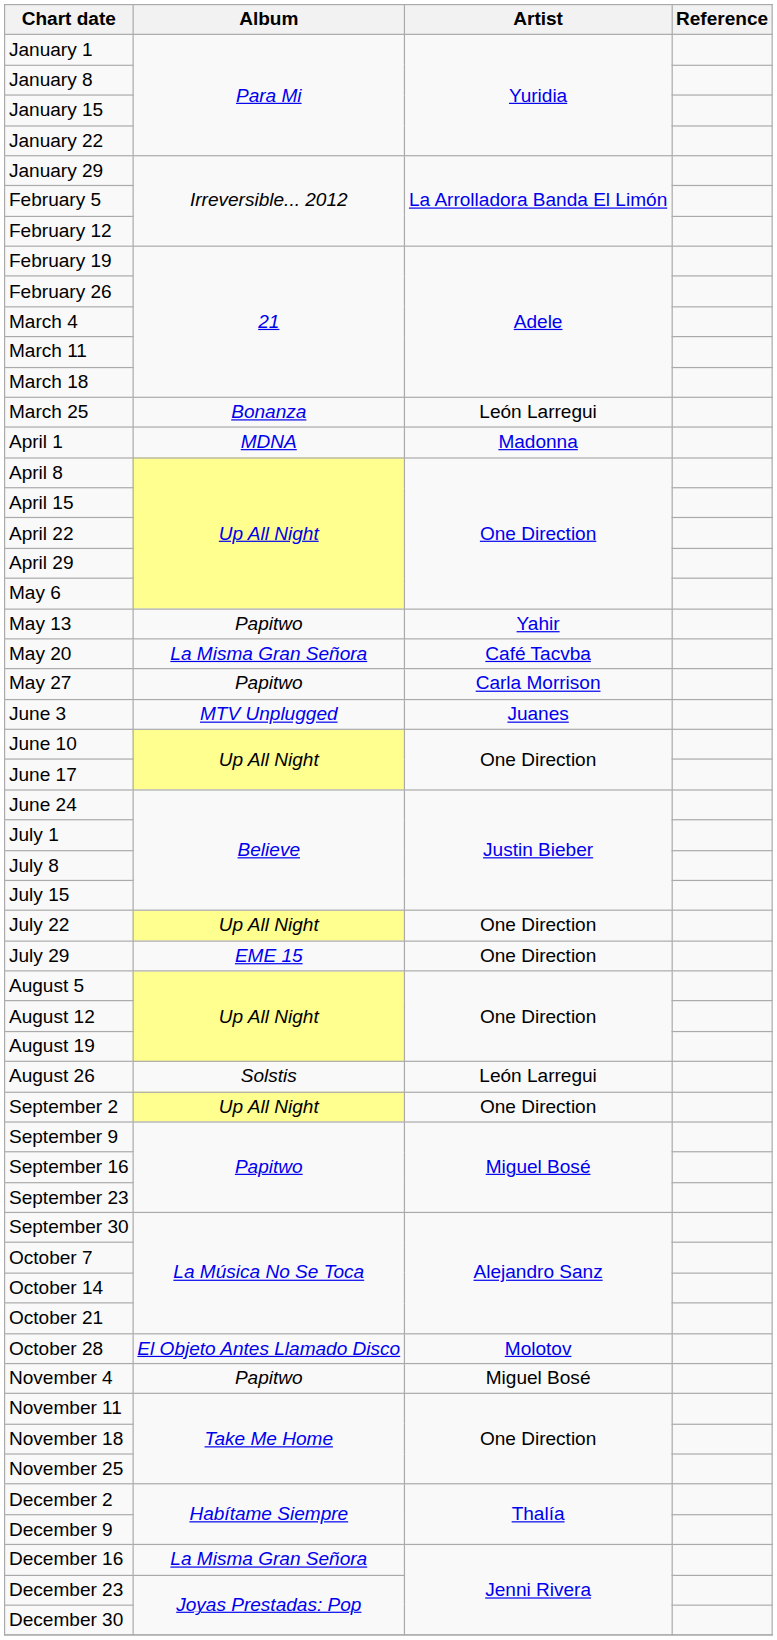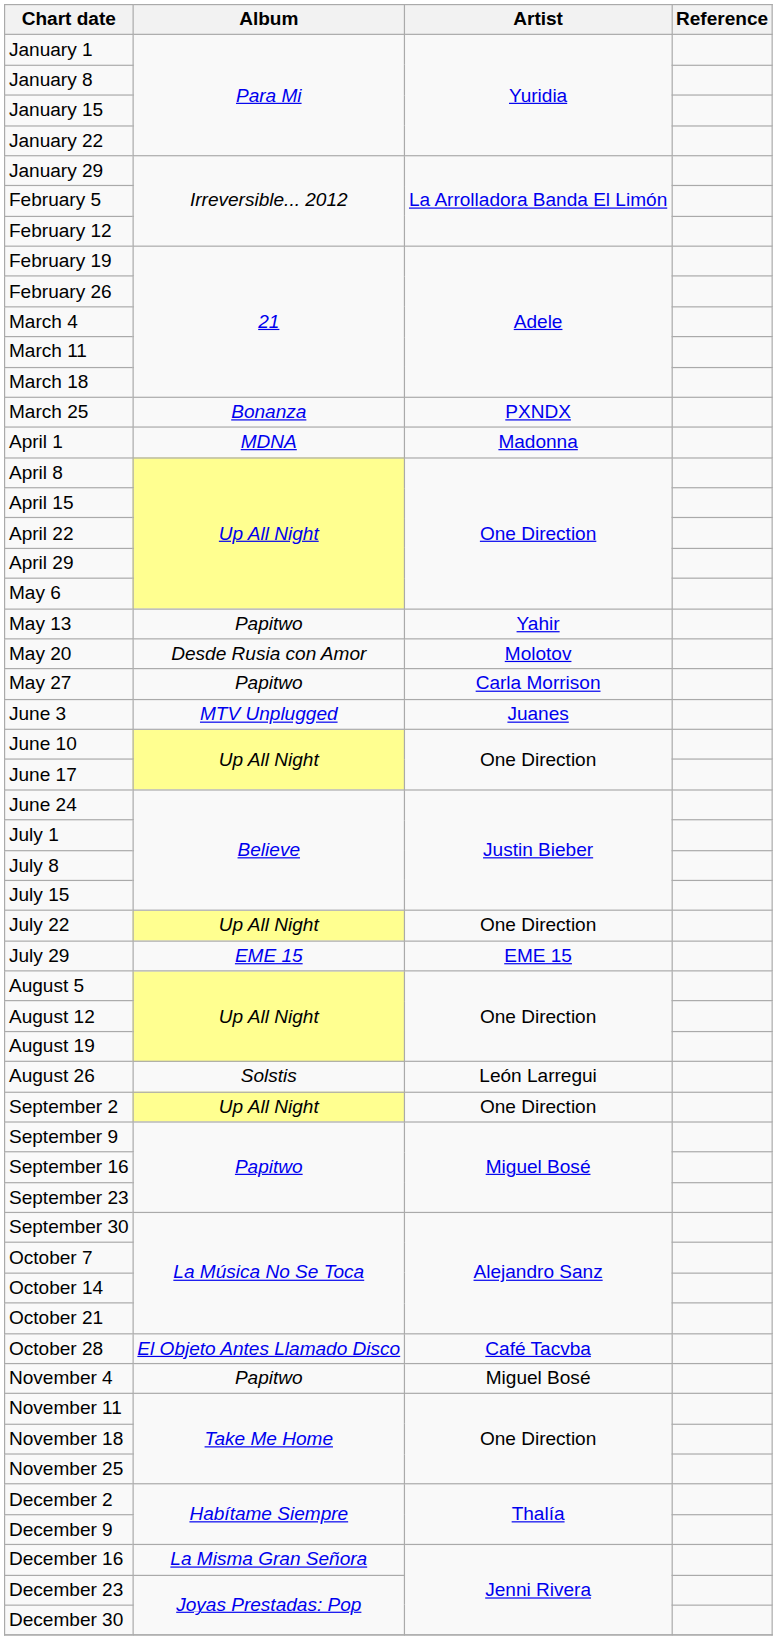(538, 412) León Larregui -> (538, 412) PXNDX
(269, 653) La Misma Gran Señora -> (269, 653) Desde Rusia con Amor
(538, 653) Café Tacvba -> (538, 653) Molotov
(538, 955) One Direction -> (538, 955) EME 15
(538, 1348) Molotov -> (538, 1348) Café Tacvba
